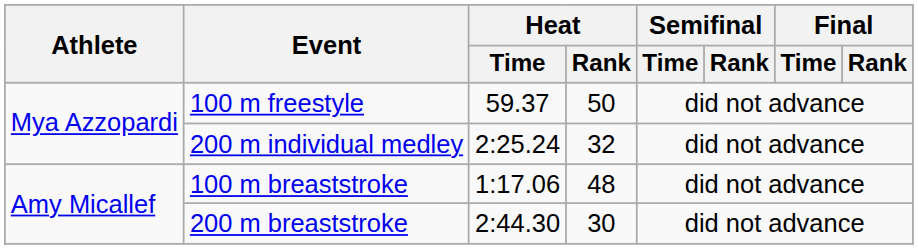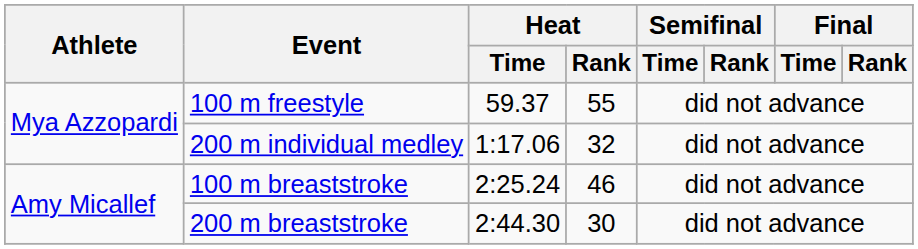(601, 104) 50 -> (601, 104) 55
(518, 144) 2:25.24 -> (518, 144) 1:17.06
(518, 184) 1:17.06 -> (518, 184) 2:25.24
(601, 184) 48 -> (601, 184) 46
